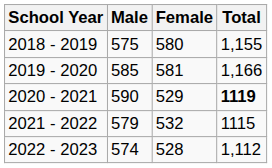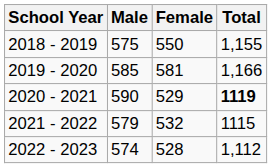(170, 44) 580 -> (170, 44) 550
